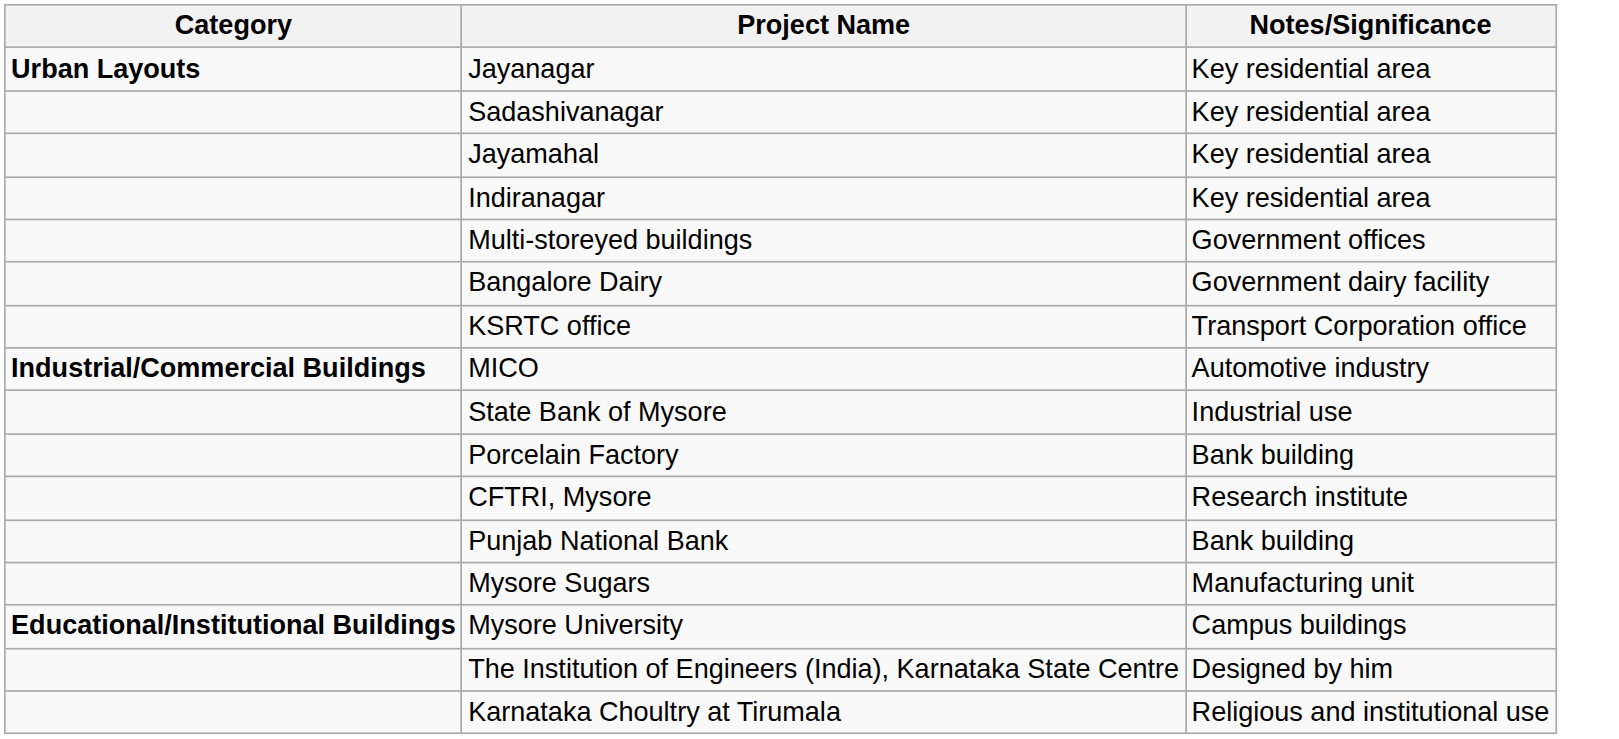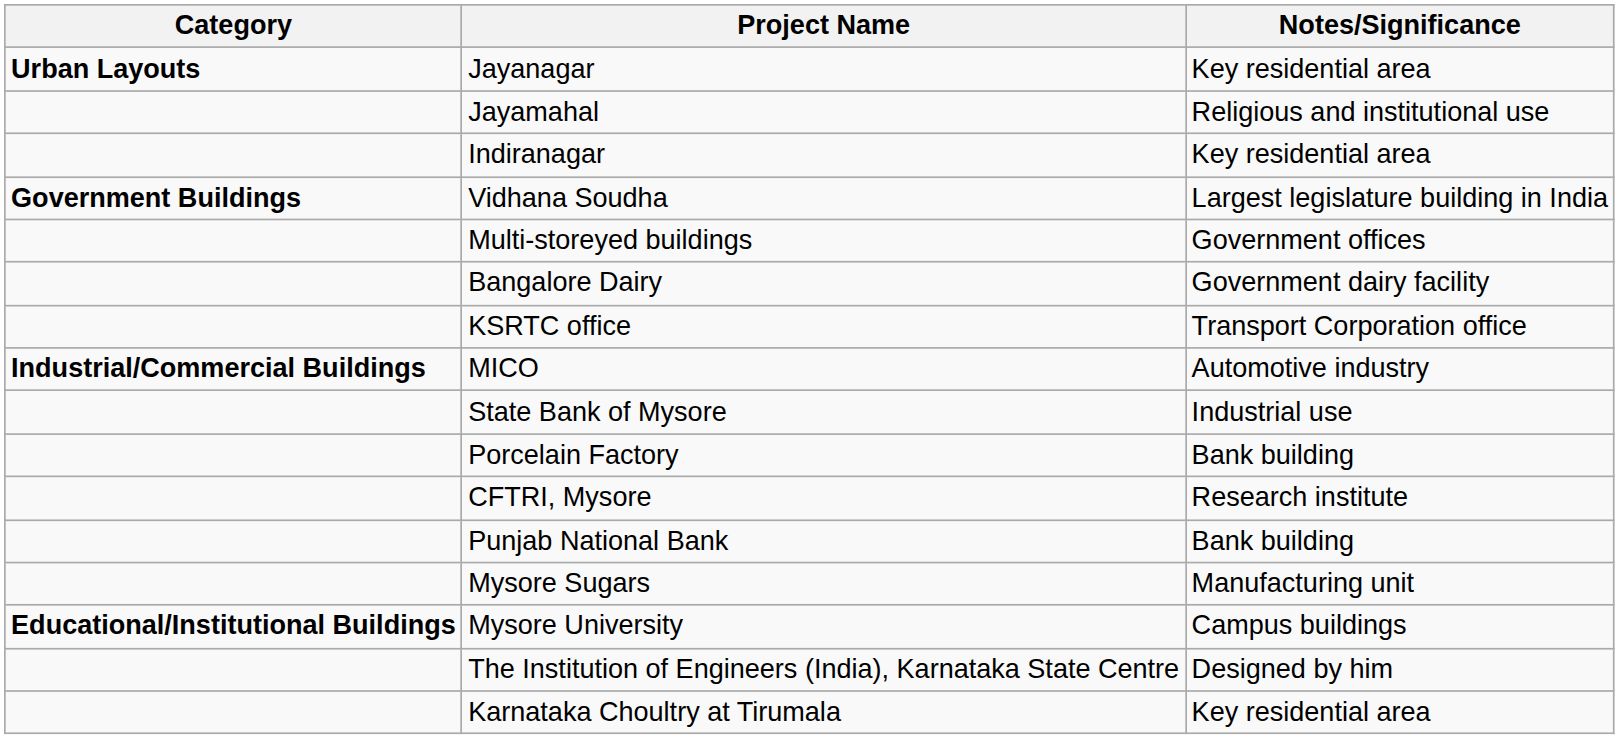- row: (566, 111)
(1311, 154) Key residential area -> (1370, 111) Religious and institutional use
+ row: (568, 197)
(1370, 712) Religious and institutional use -> (1311, 712) Key residential area
